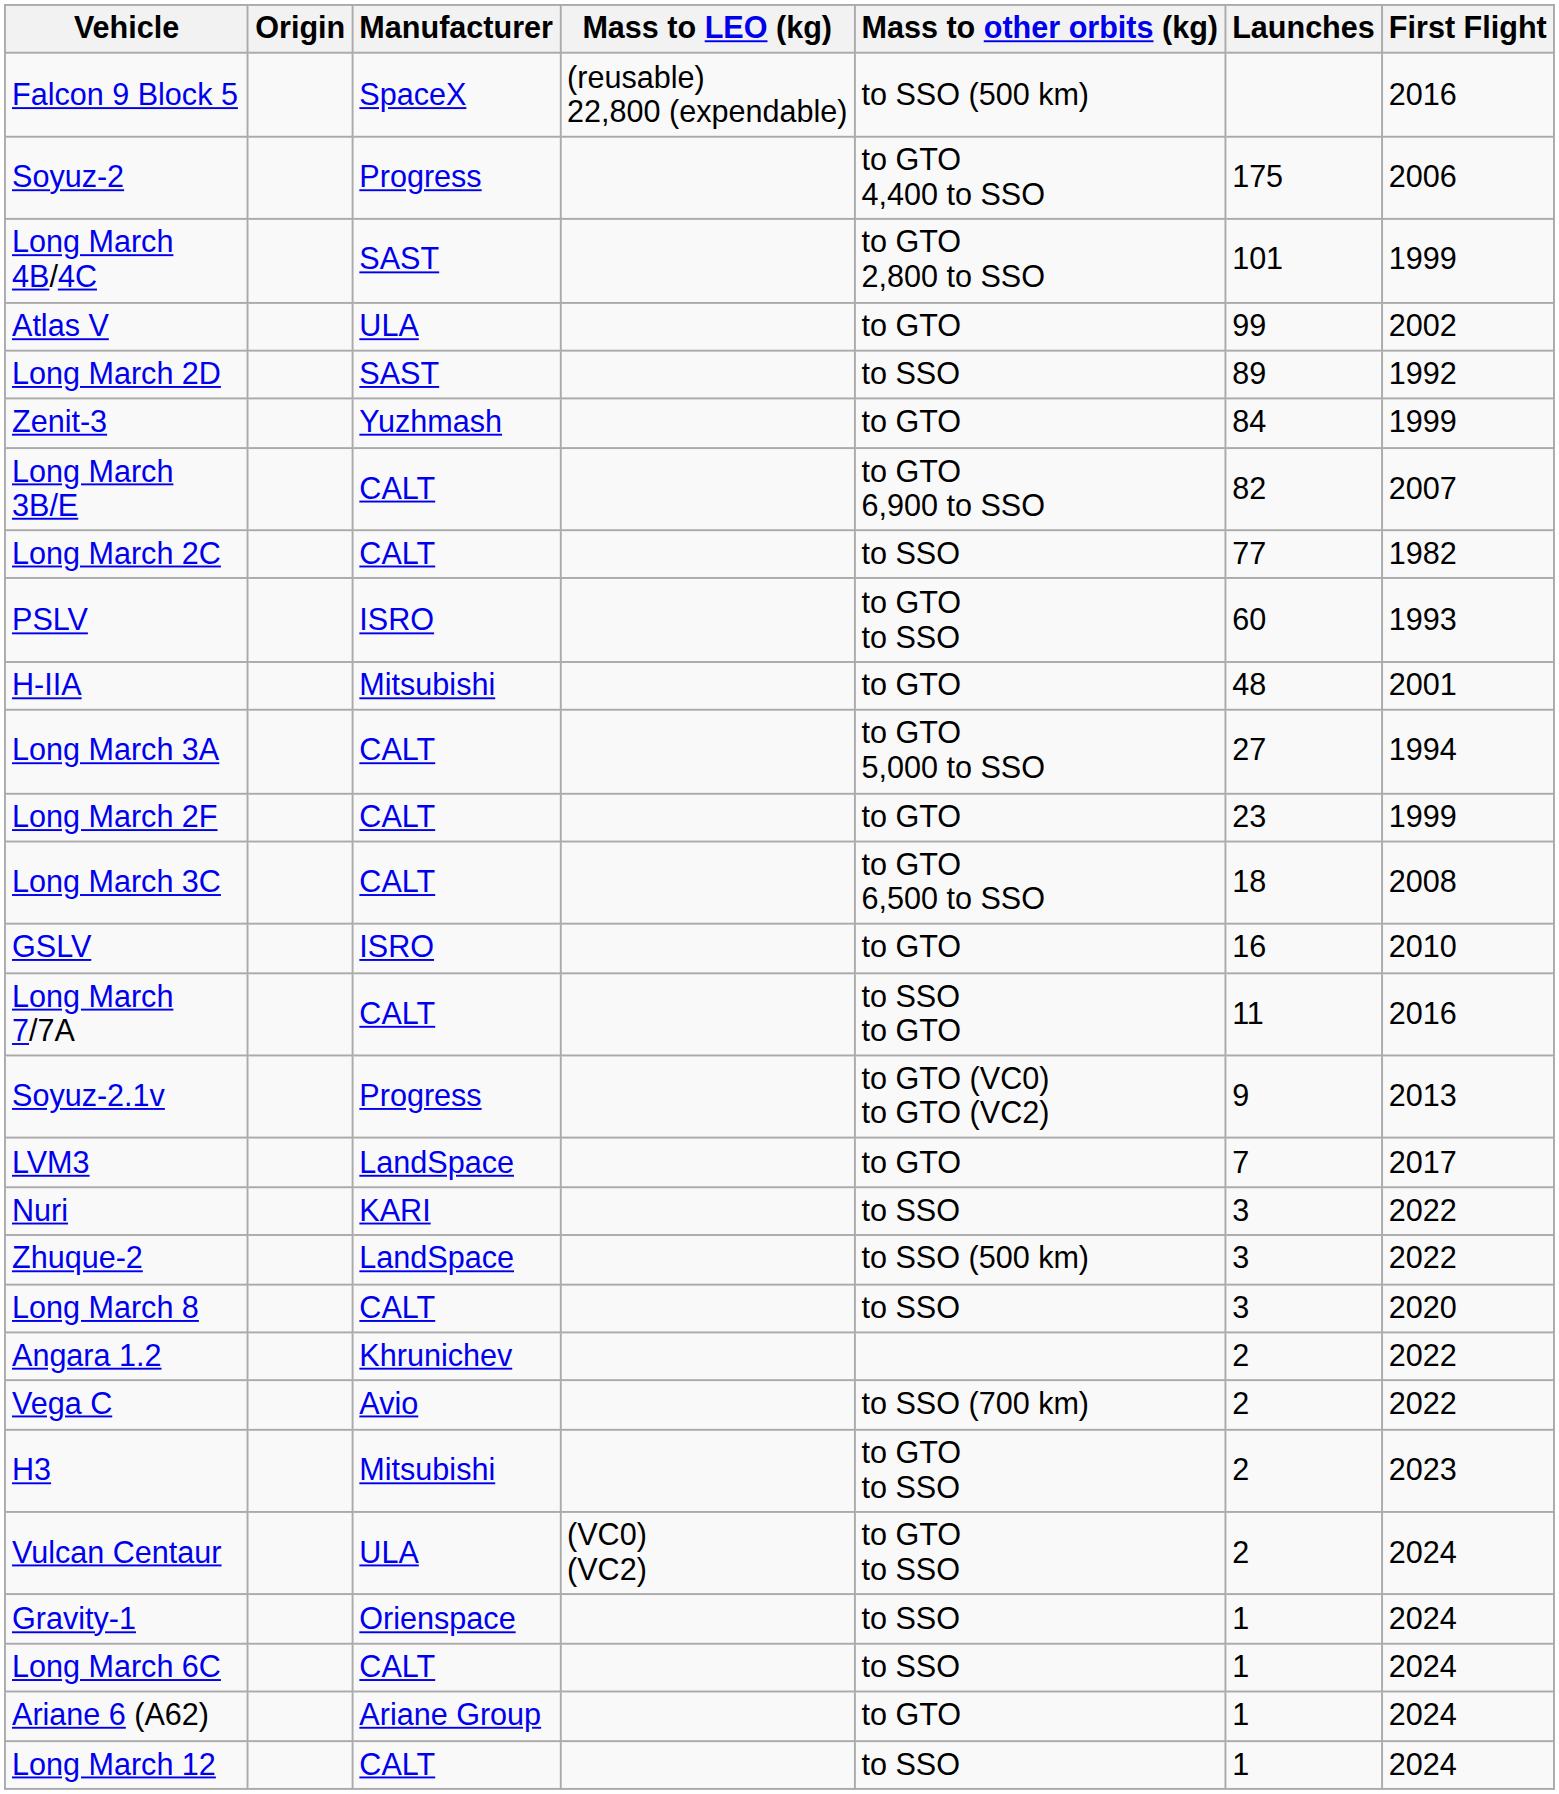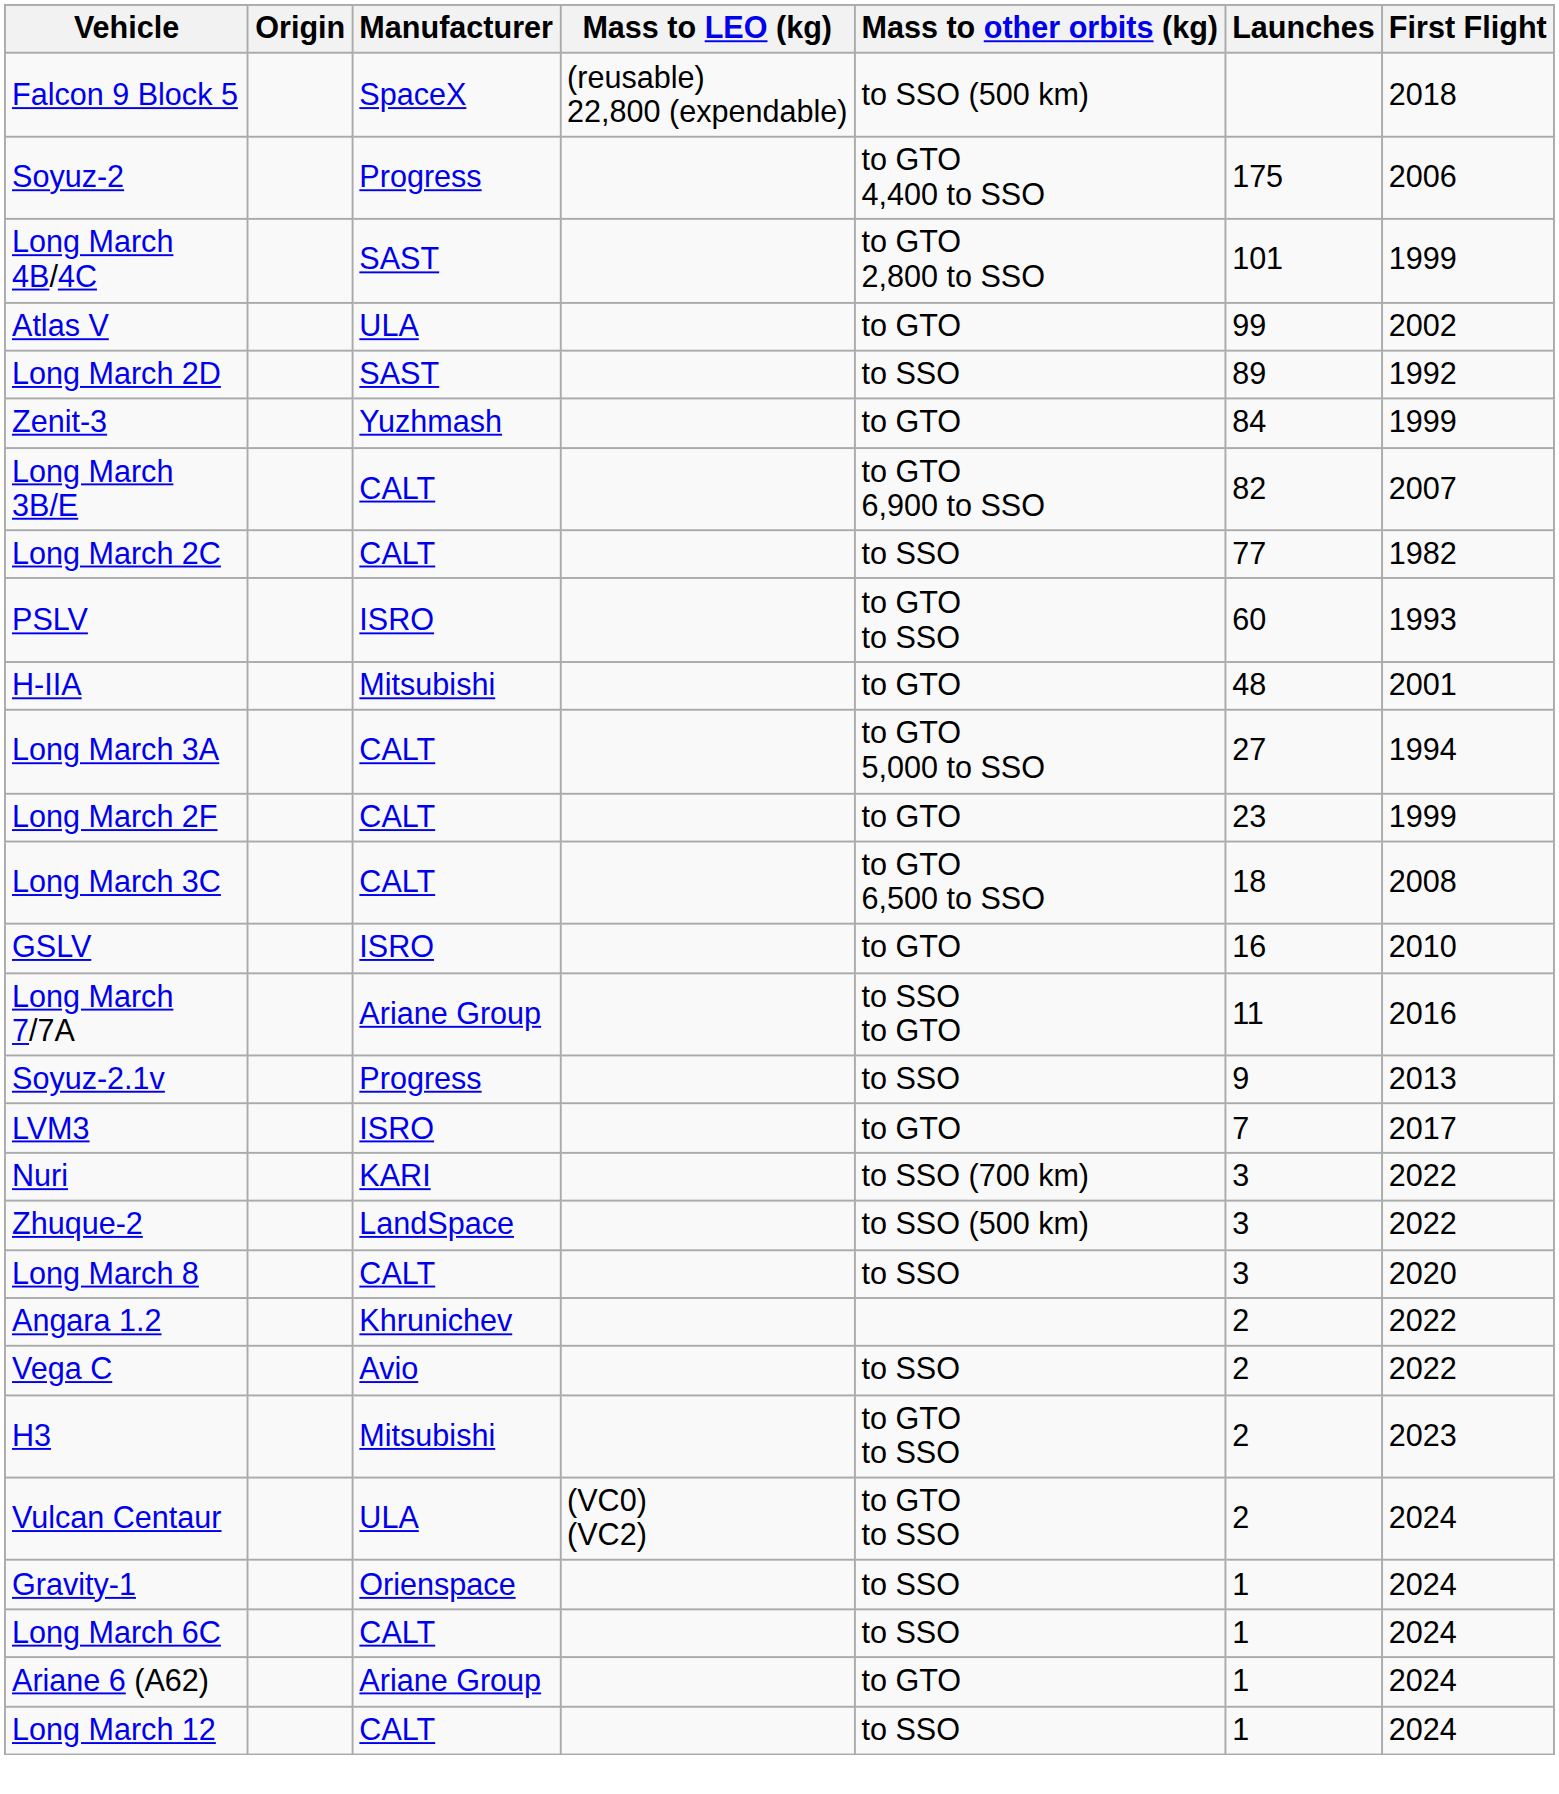(1423, 94) 2016 -> (1423, 94) 2018
(397, 1013) CALT -> (450, 1013) Ariane Group
(955, 1096) to GTO (VC0) to GTO (VC2) -> (911, 1079) to SSO
(437, 1162) LandSpace -> (397, 1127) ISRO
(911, 1210) to SSO -> (975, 1176) to SSO (700 km)
(975, 1404) to SSO (700 km) -> (911, 1370) to SSO
